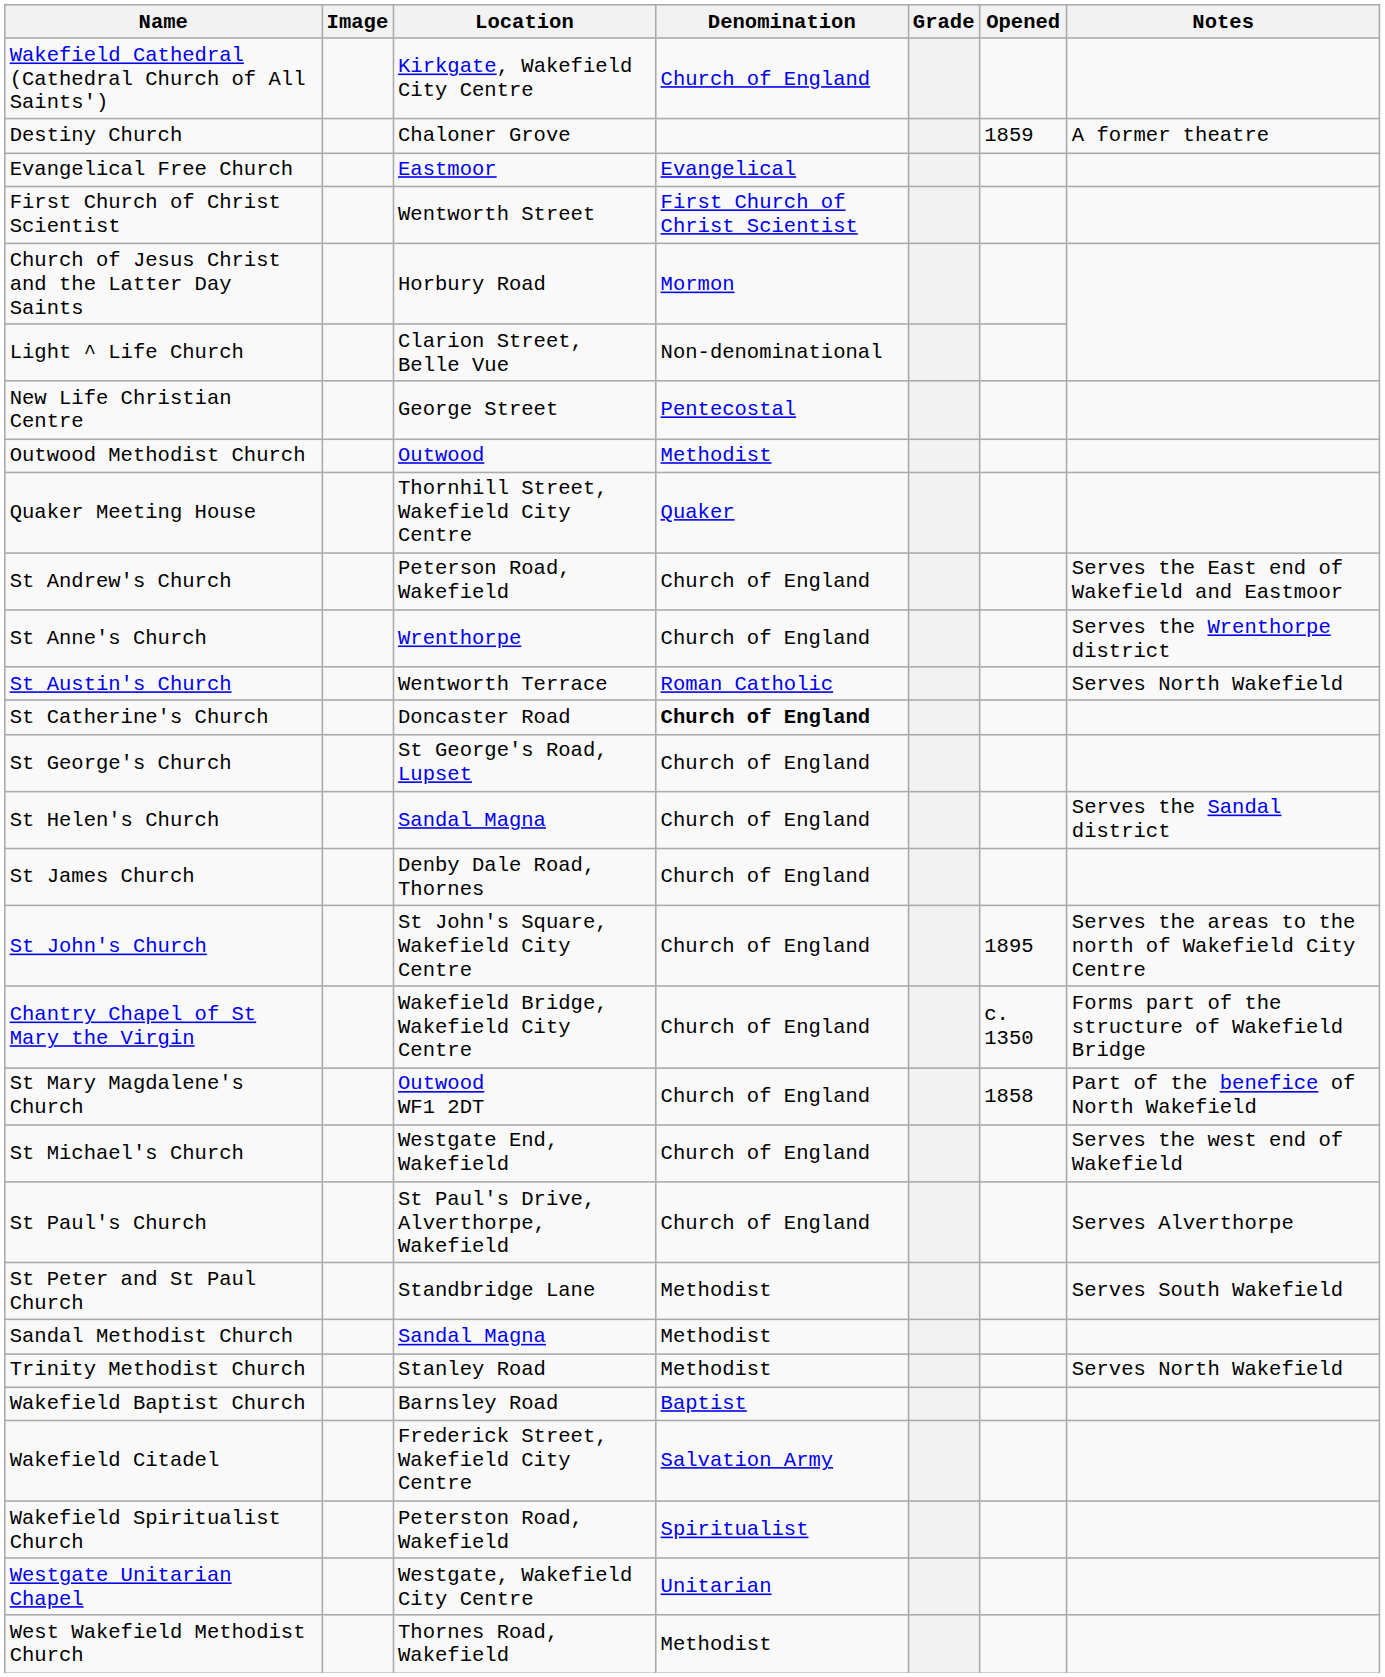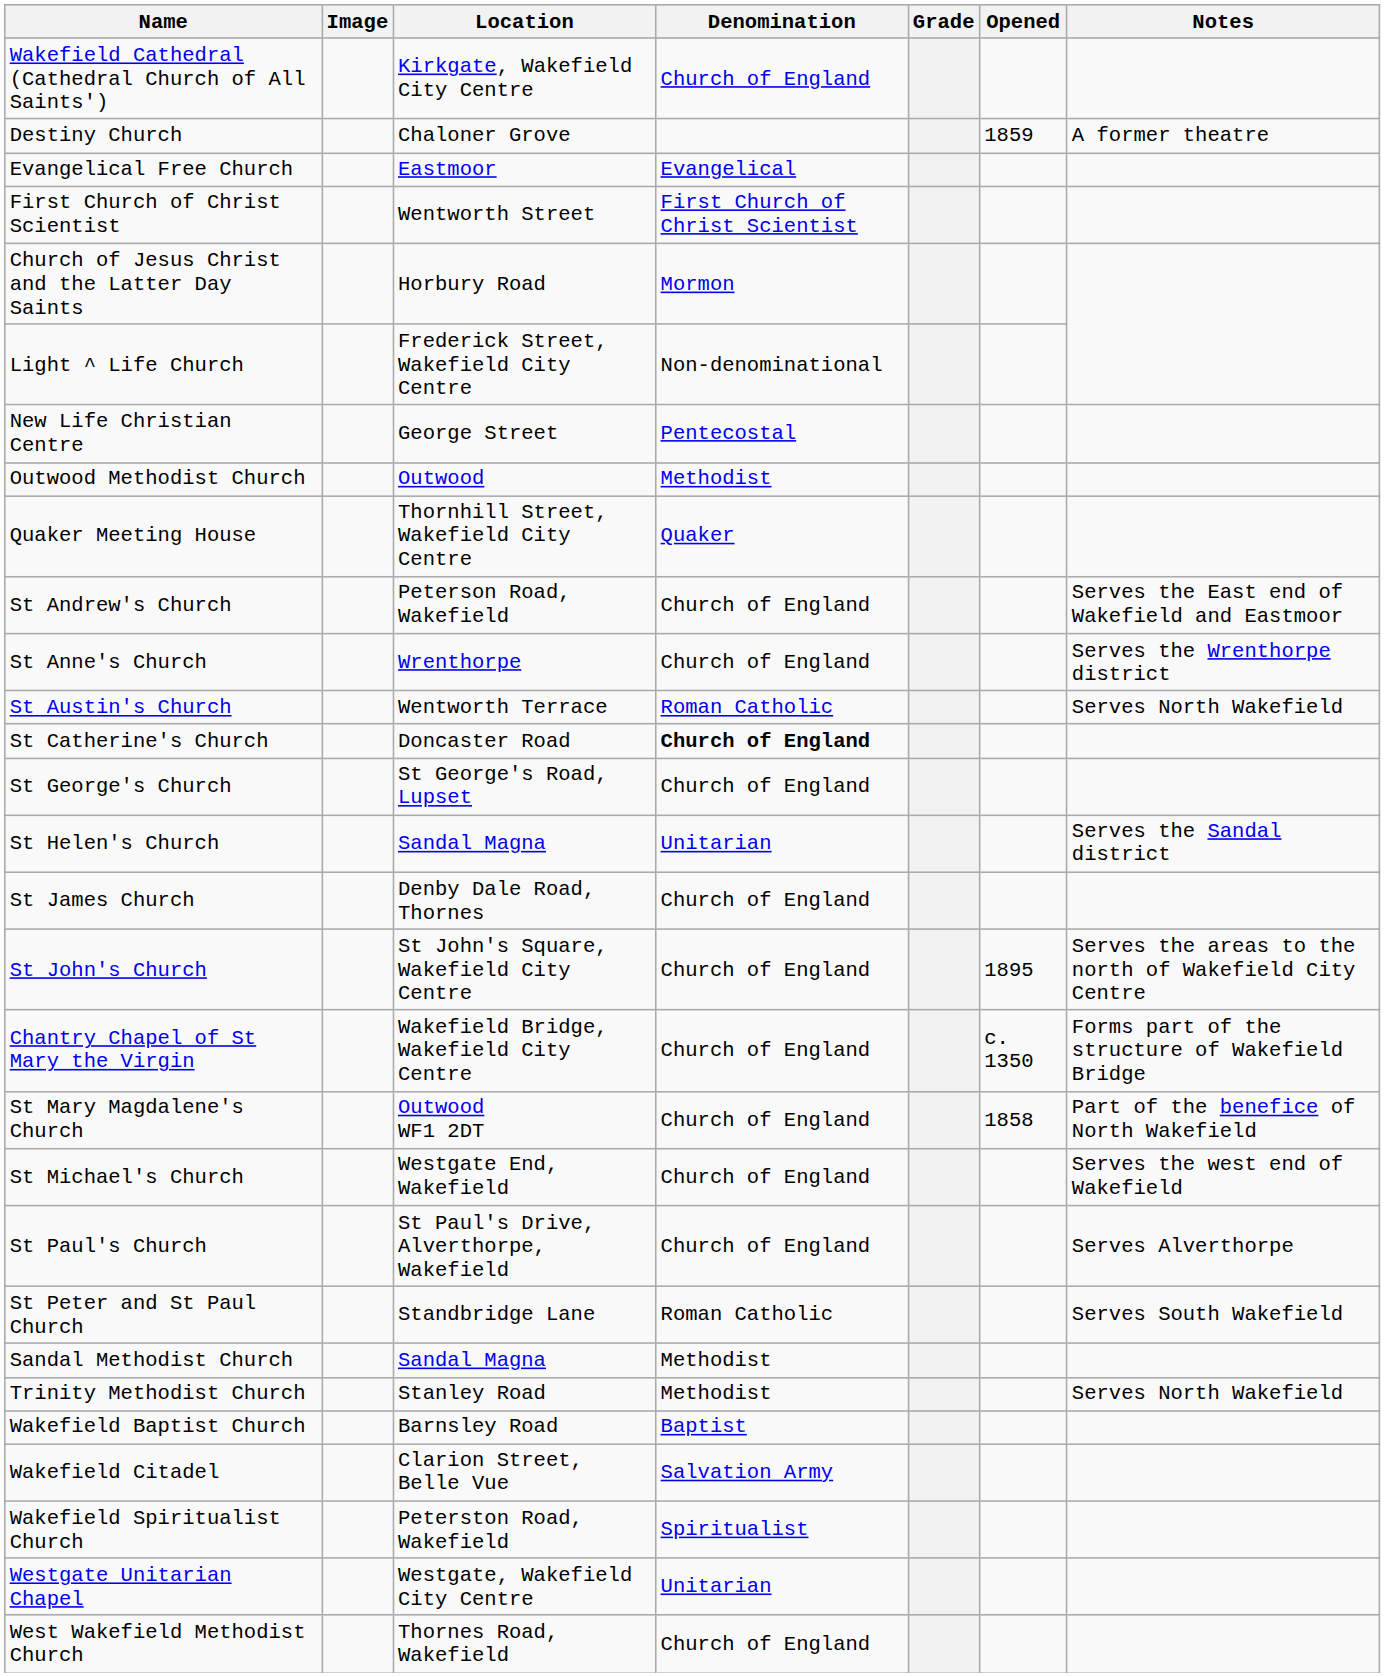(490, 353) Clarion Street, Belle Vue -> (503, 365) Frederick Street, Wakefield City Centre
(765, 820) Church of England -> (716, 844) Unitarian
(716, 1291) Methodist -> (747, 1315) Roman Catholic
(503, 1461) Frederick Street, Wakefield City Centre -> (490, 1473) Clarion Street, Belle Vue
(716, 1644) Methodist -> (765, 1644) Church of England
